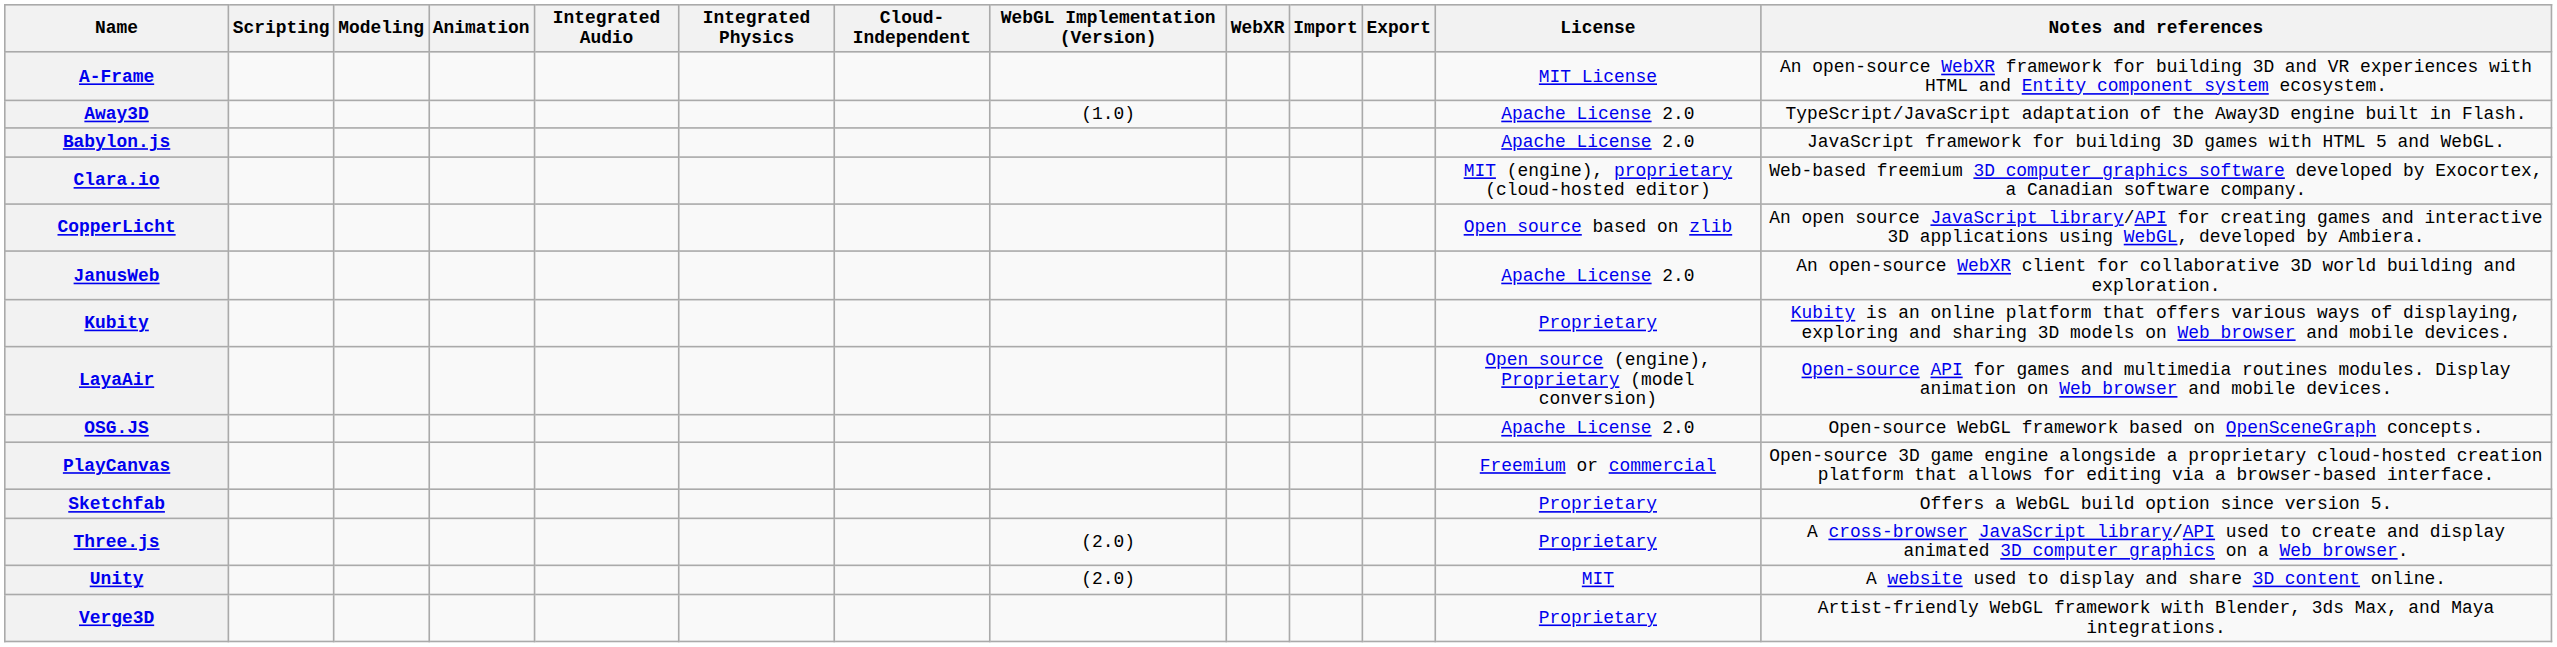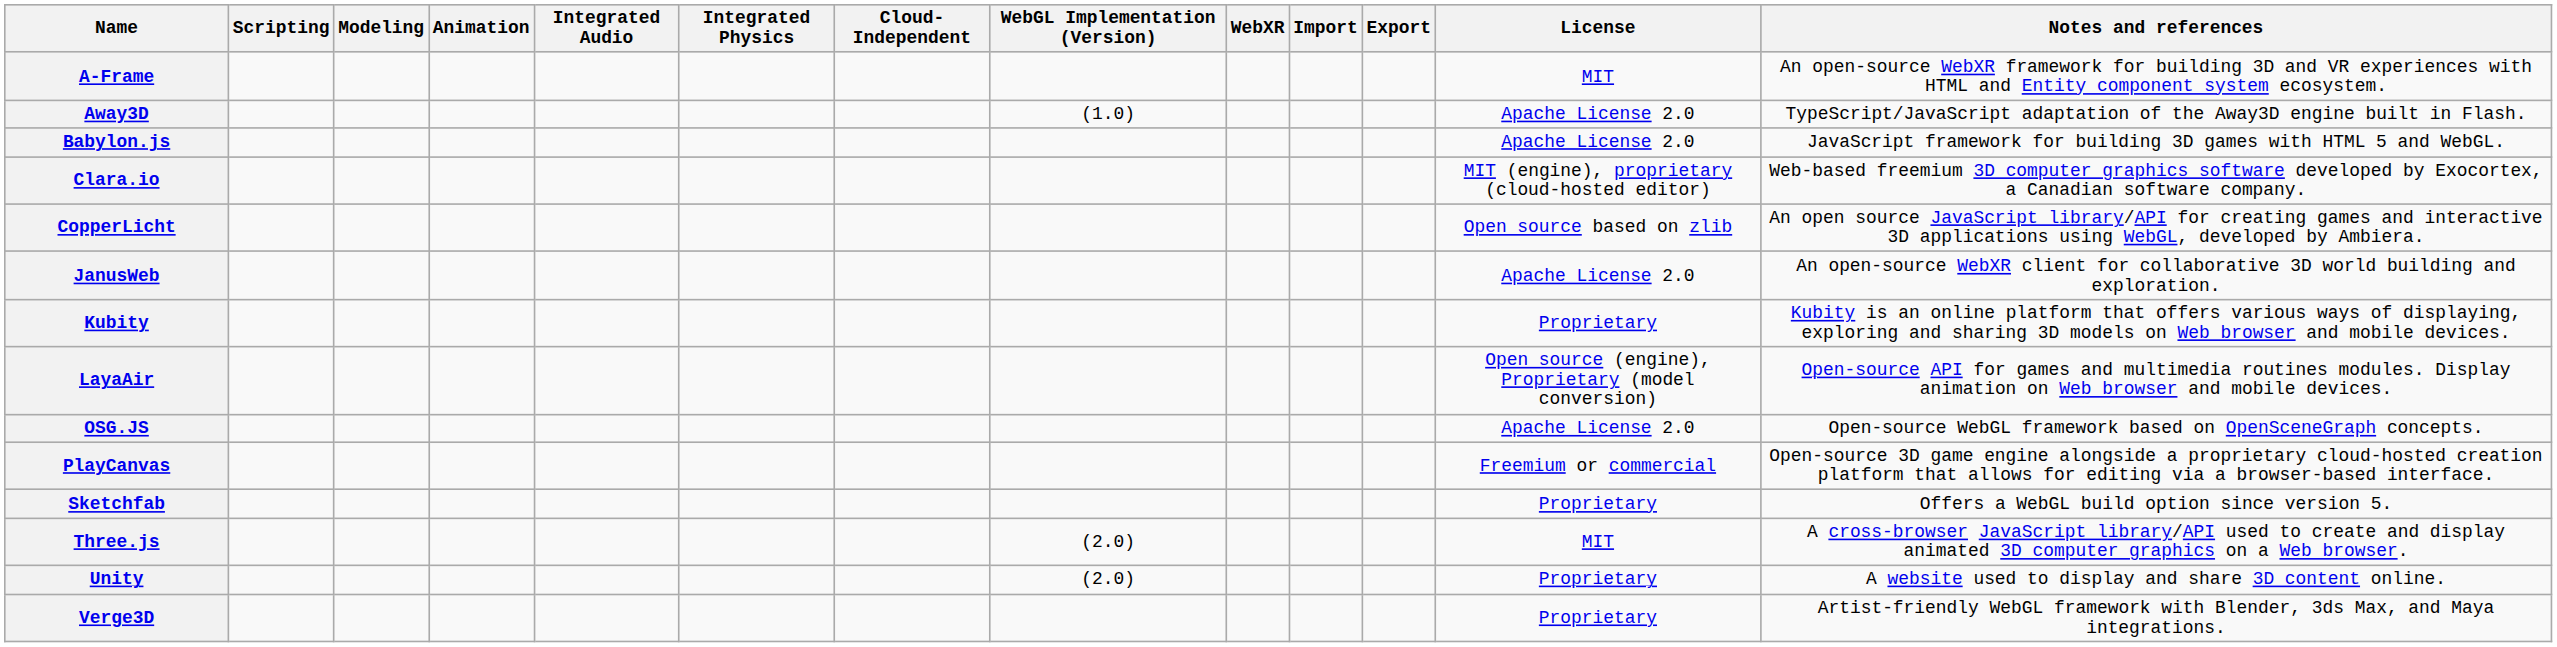(1598, 76) MIT License -> (1598, 76) MIT
(1598, 542) Proprietary -> (1598, 542) MIT
(1598, 580) MIT -> (1598, 580) Proprietary
